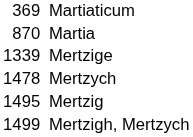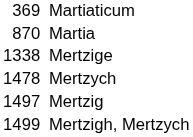(22, 56) 1339 -> (22, 56) 1338
(22, 101) 1495 -> (22, 101) 1497
